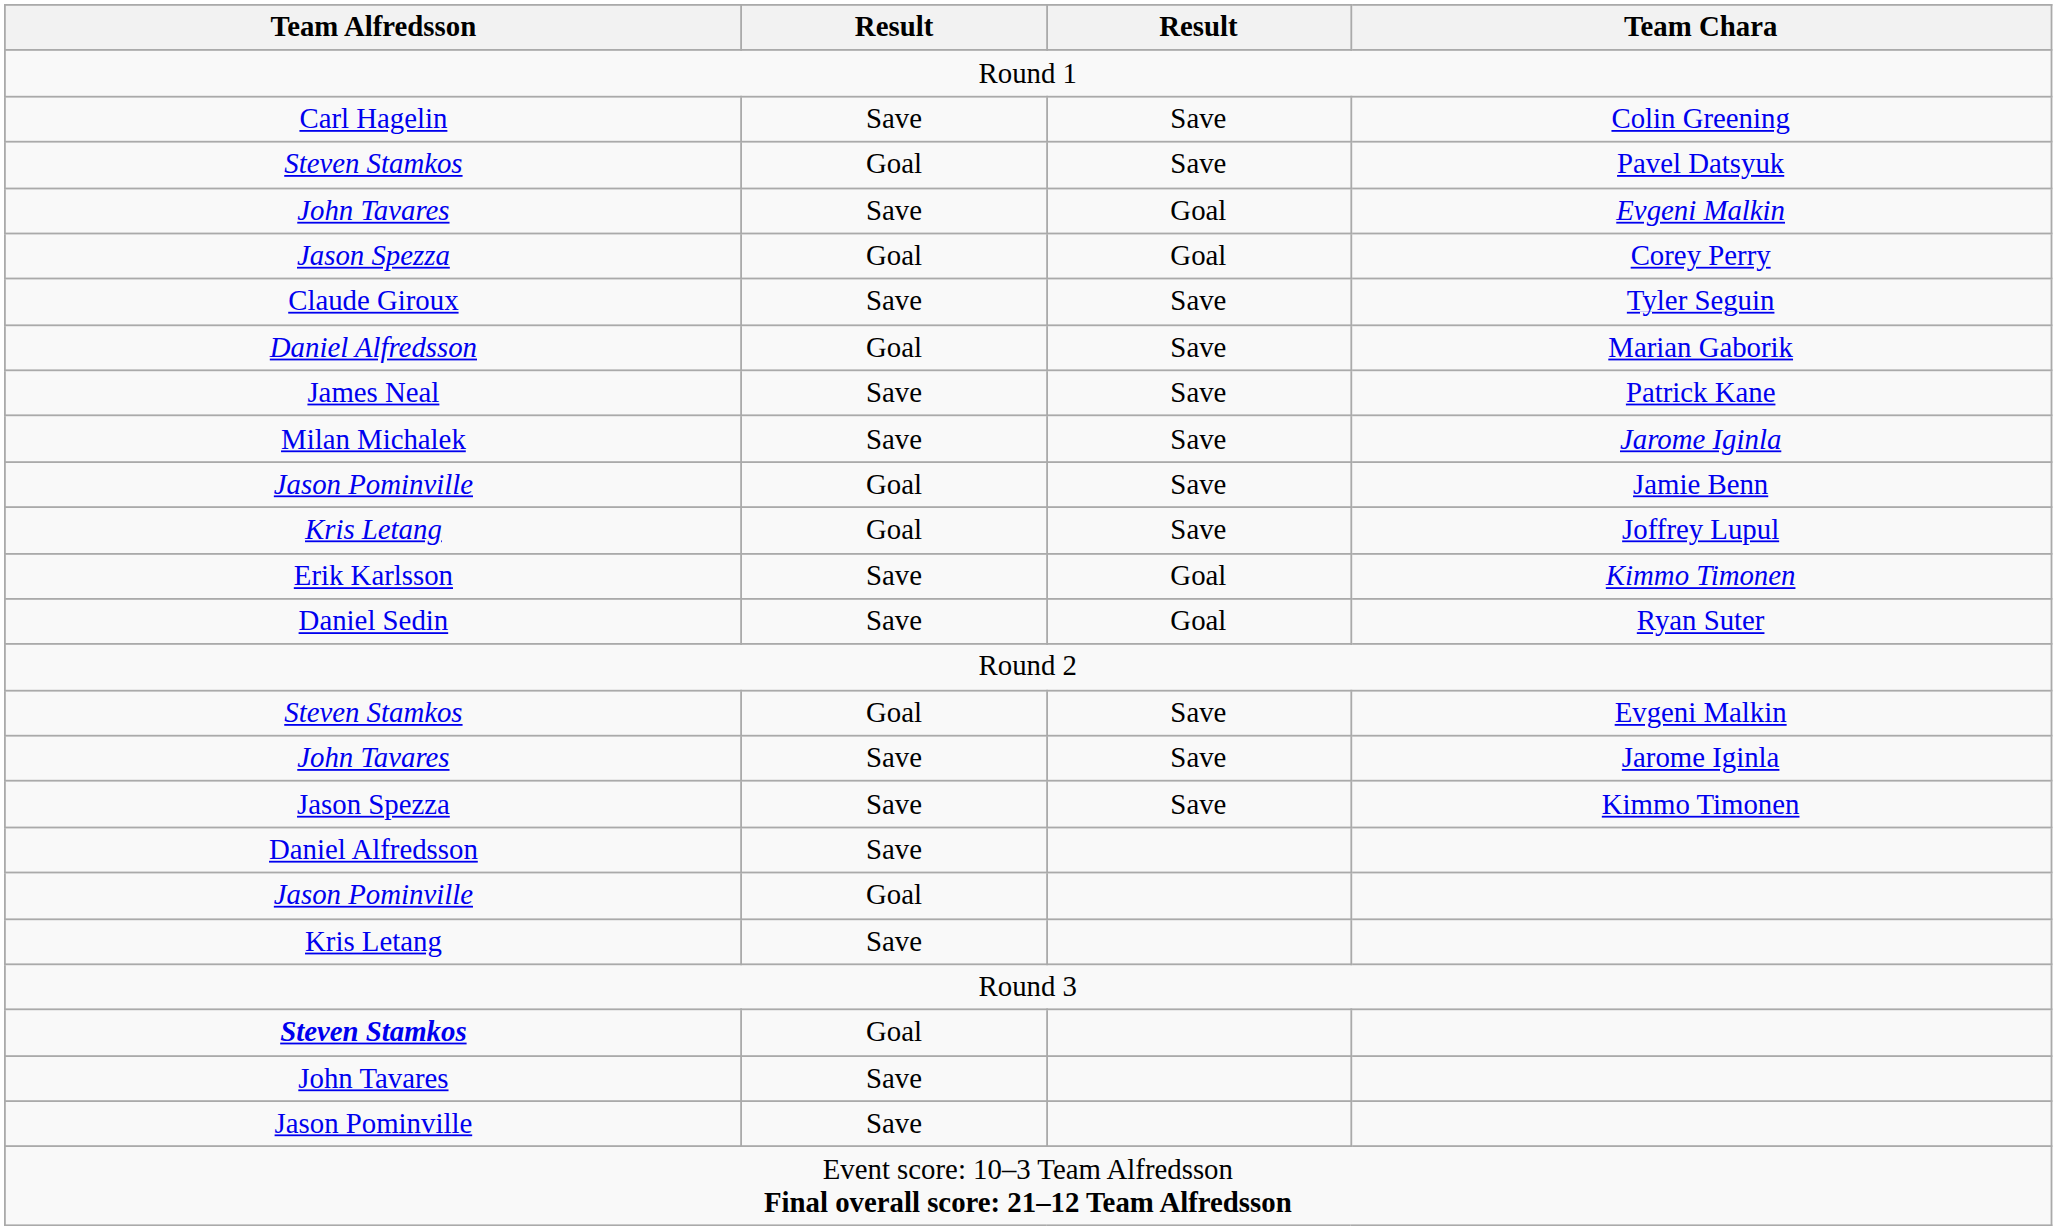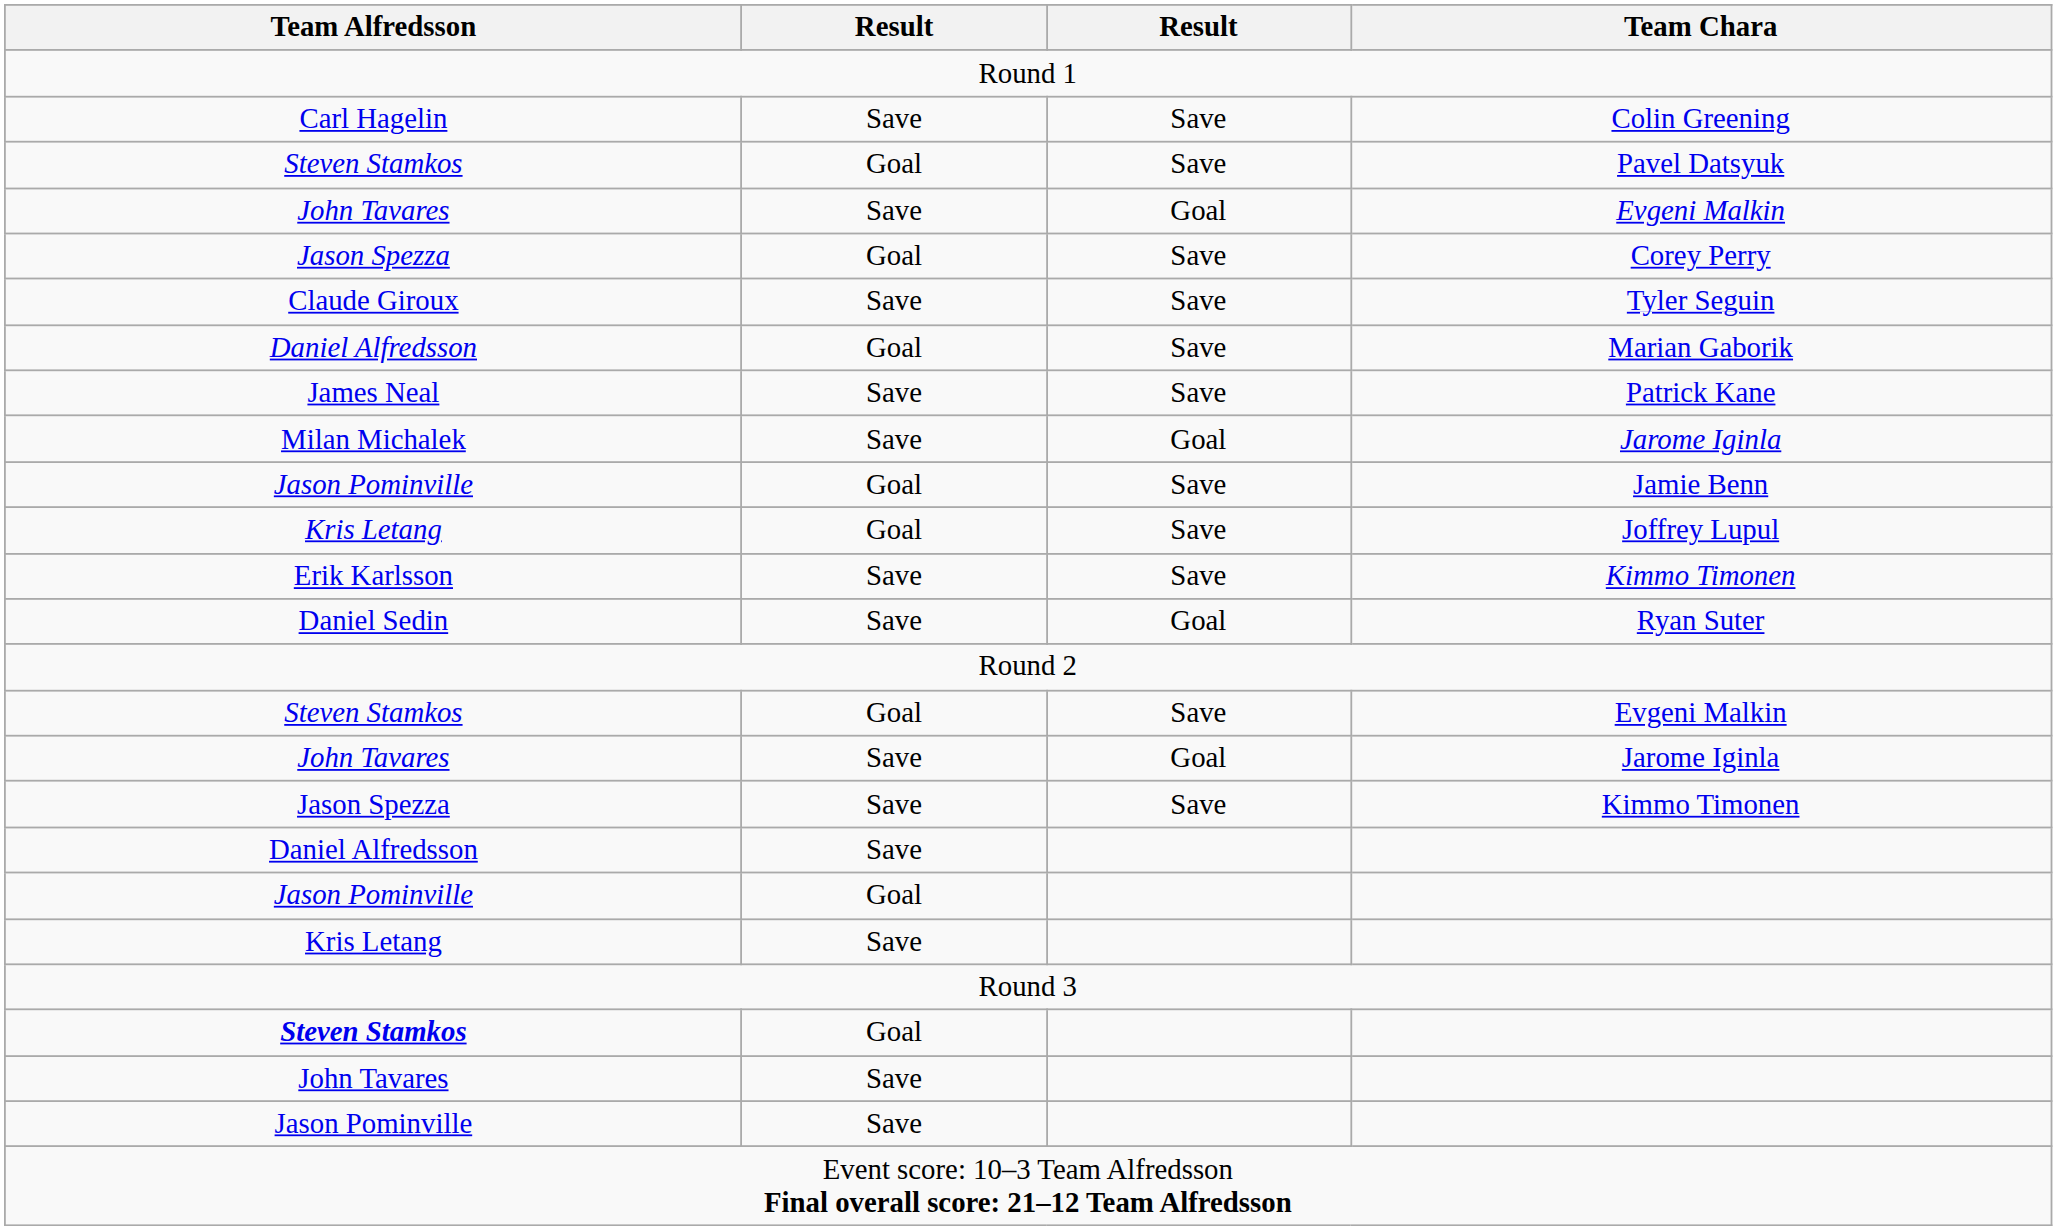(1198, 255) Goal -> (1198, 255) Save
(1198, 438) Save -> (1198, 438) Goal
(1198, 575) Goal -> (1198, 575) Save
(1198, 758) Save -> (1198, 758) Goal
